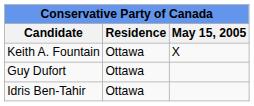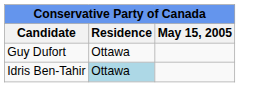- row: (53, 52)
(125, 91) no background -> (110, 71) lightblue background
